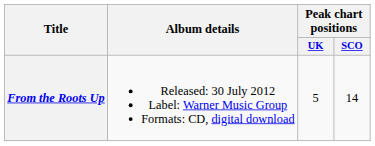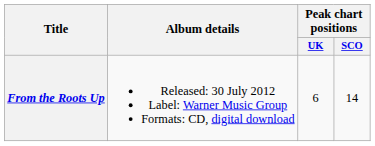(316, 98) 5 -> (316, 98) 6
